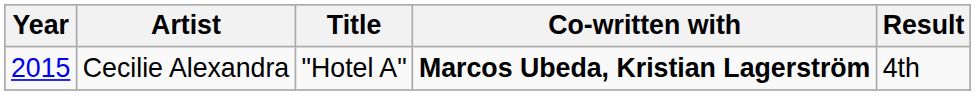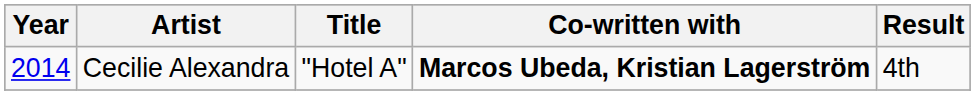(41, 68) 2015 -> (41, 68) 2014
